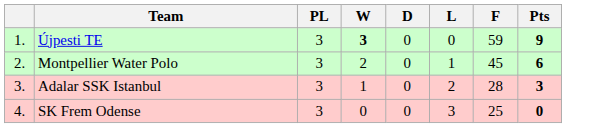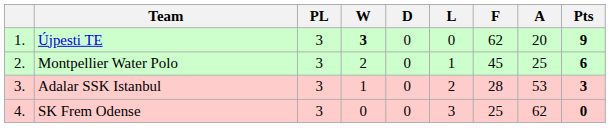+ column: (540, 16)
(495, 39) 59 -> (495, 39) 62
